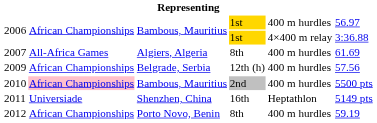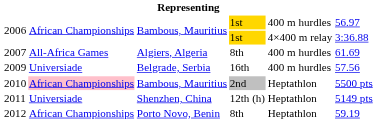(81, 68) African Championships -> (56, 68) Universiade
(247, 68) 12th (h) -> (240, 68) 16th
(299, 83) 400 m hurdles -> (292, 83) Heptathlon
(240, 98) 16th -> (247, 98) 12th (h)
(299, 113) 400 m hurdles -> (292, 113) Heptathlon
